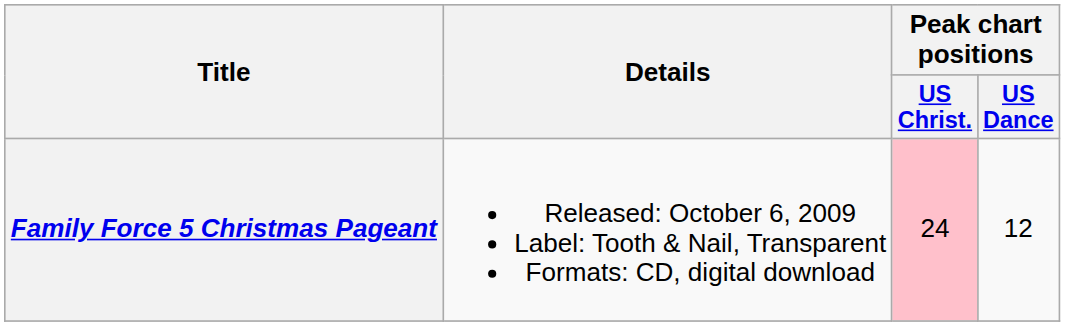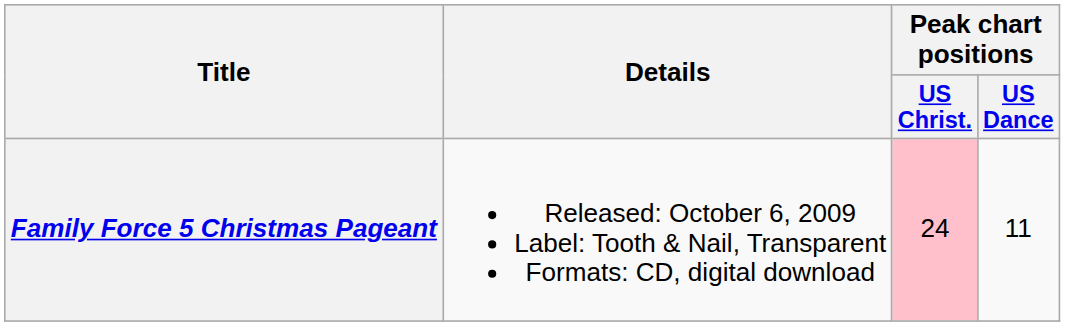(1018, 229) 12 -> (1018, 229) 11
